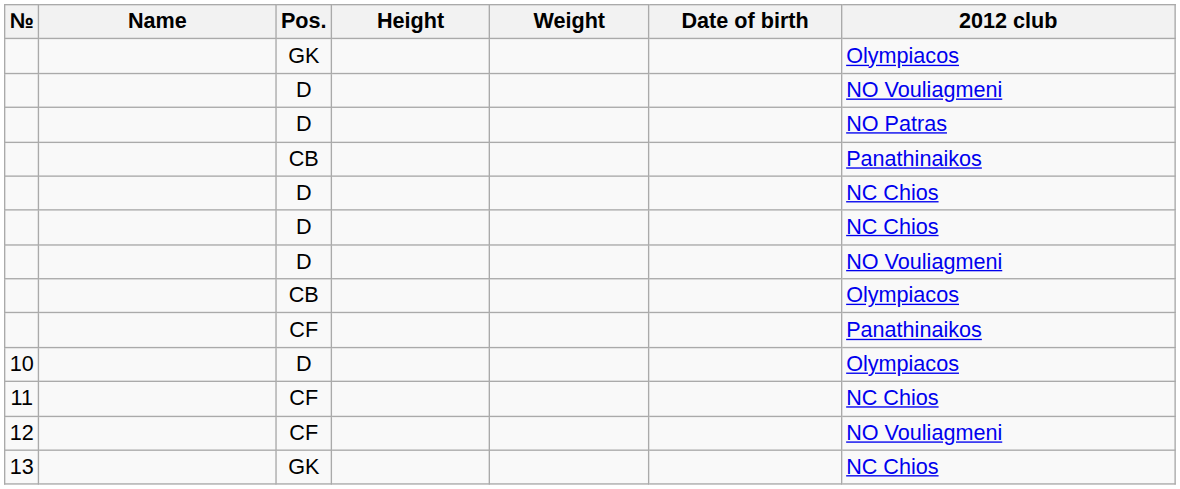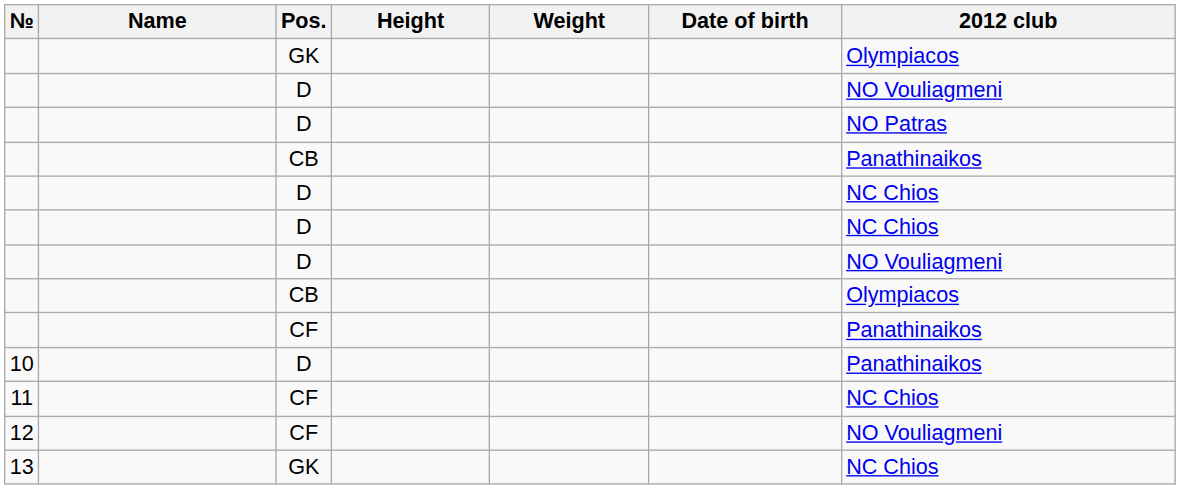(903, 364) Olympiacos -> (914, 364) Panathinaikos
